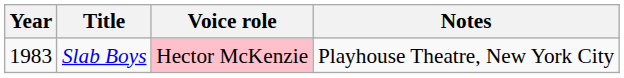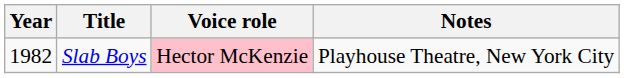(31, 55) 1983 -> (31, 55) 1982
